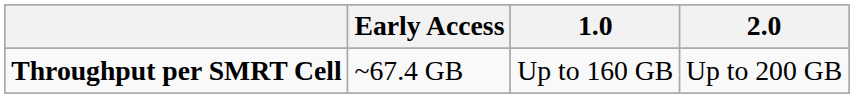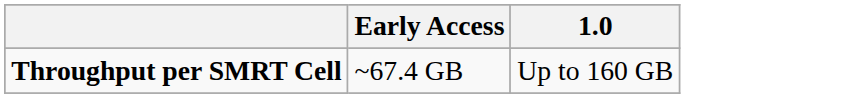- column: (764, 26)
